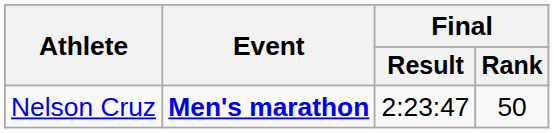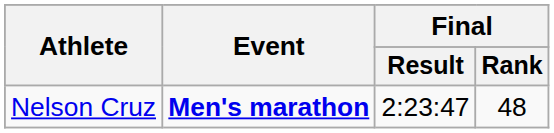(512, 107) 50 -> (512, 107) 48
